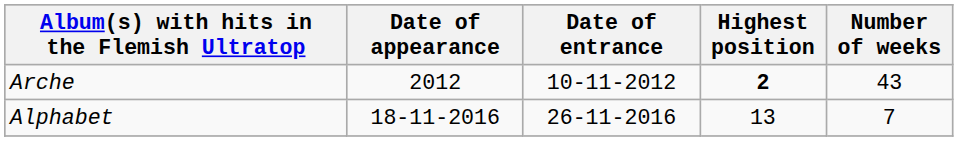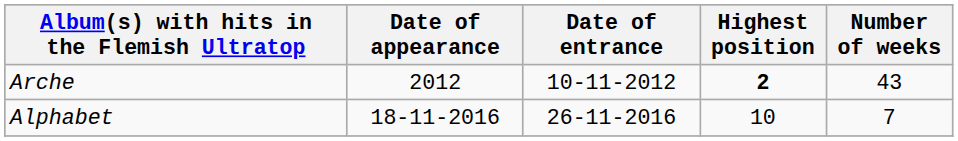(763, 118) 13 -> (763, 118) 10
